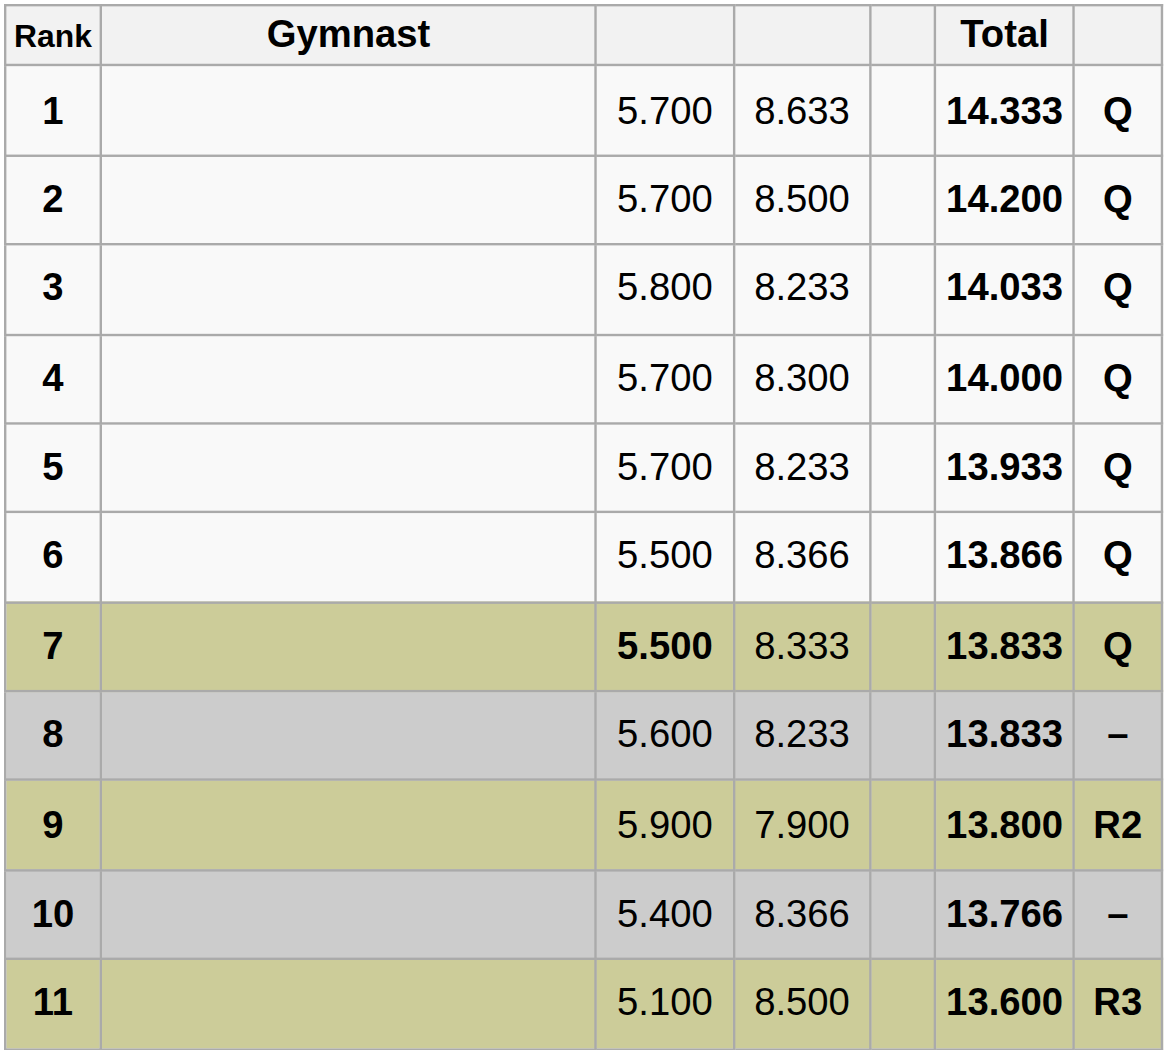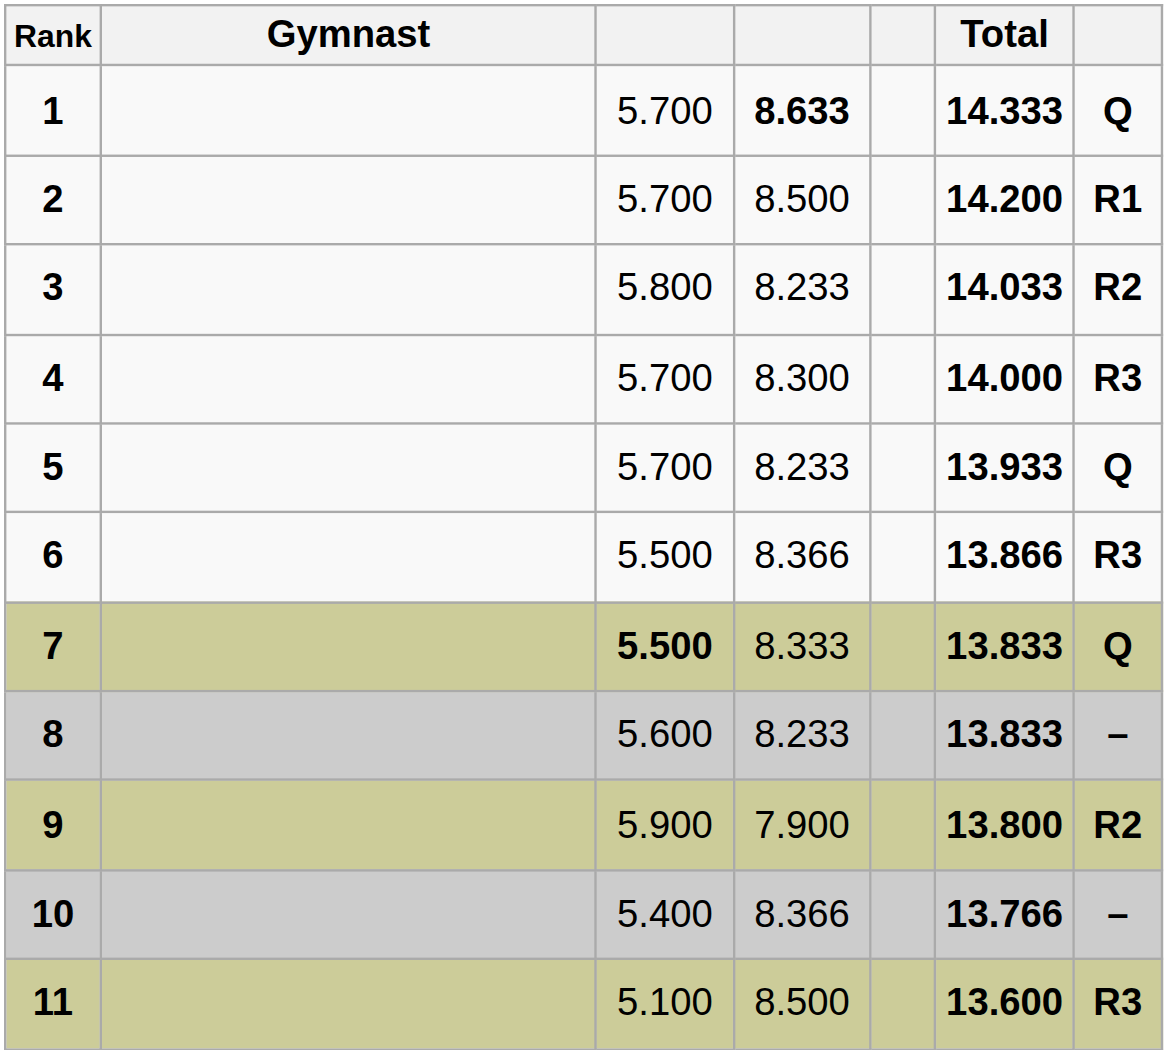(802, 109) normal -> (802, 109) bold
(1118, 199) Q -> (1118, 199) R1
(1118, 288) Q -> (1118, 288) R2
(1118, 377) Q -> (1118, 377) R3
(1118, 556) Q -> (1118, 556) R3
